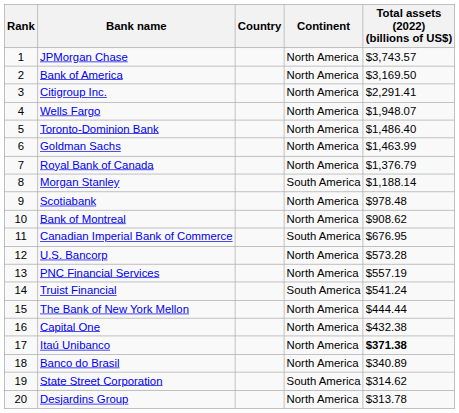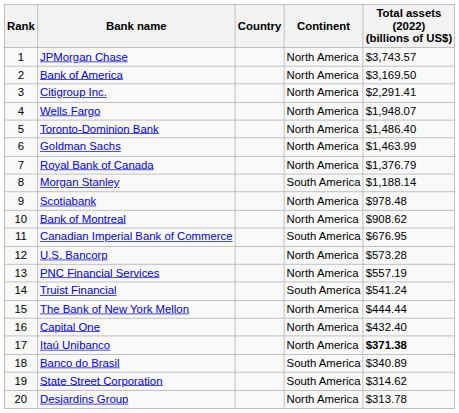(386, 327) $432.38 -> (386, 327) $432.40
(323, 363) North America -> (324, 363) South America
